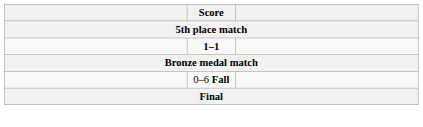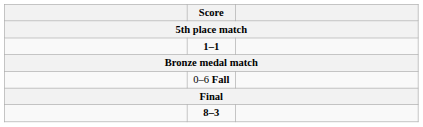+ row: (211, 113)
